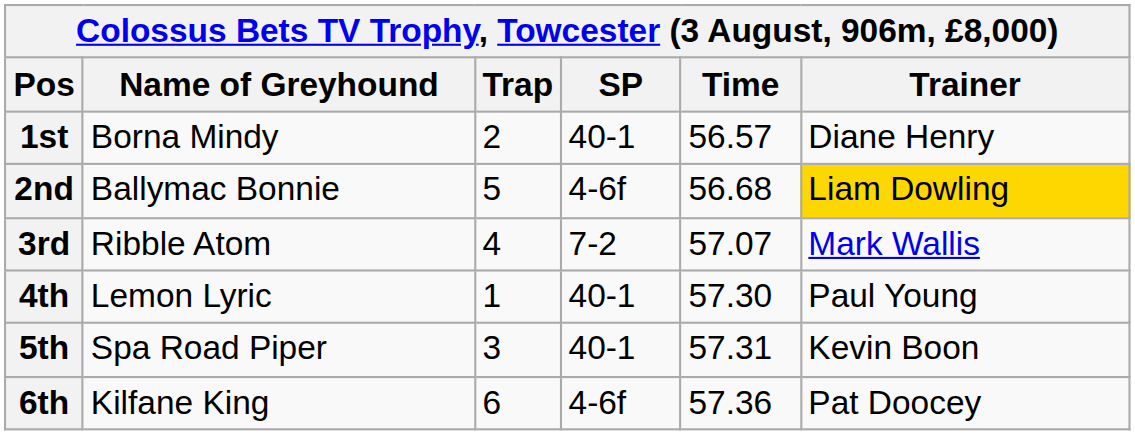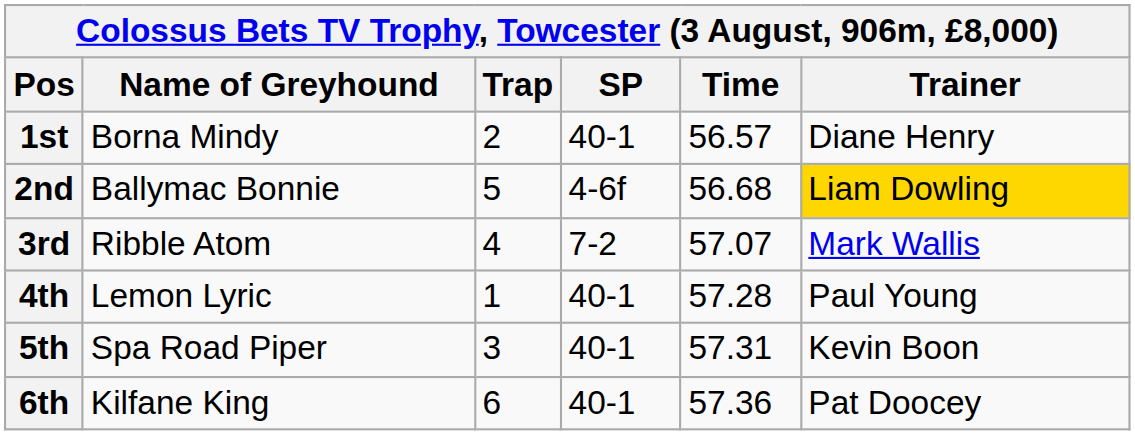(730, 296) 57.30 -> (730, 296) 57.28
(597, 402) 4-6f -> (602, 402) 40-1
